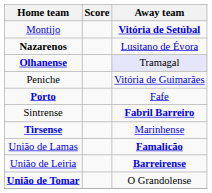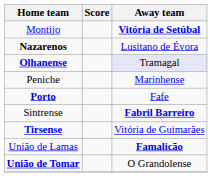(159, 79) Vitória de Guimarães -> (159, 79) Marinhense
(159, 130) Marinhense -> (159, 130) Vitória de Guimarães
- row: (43, 163)
